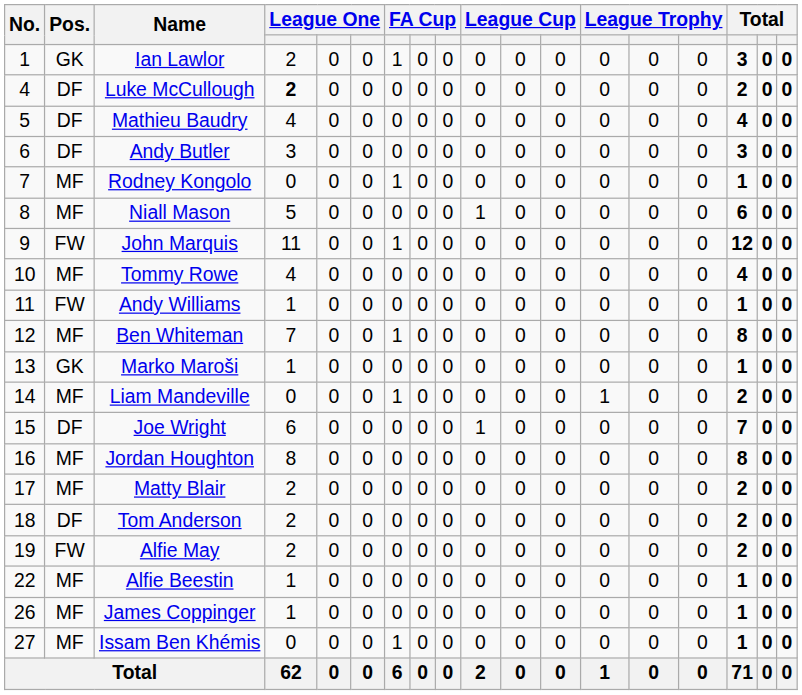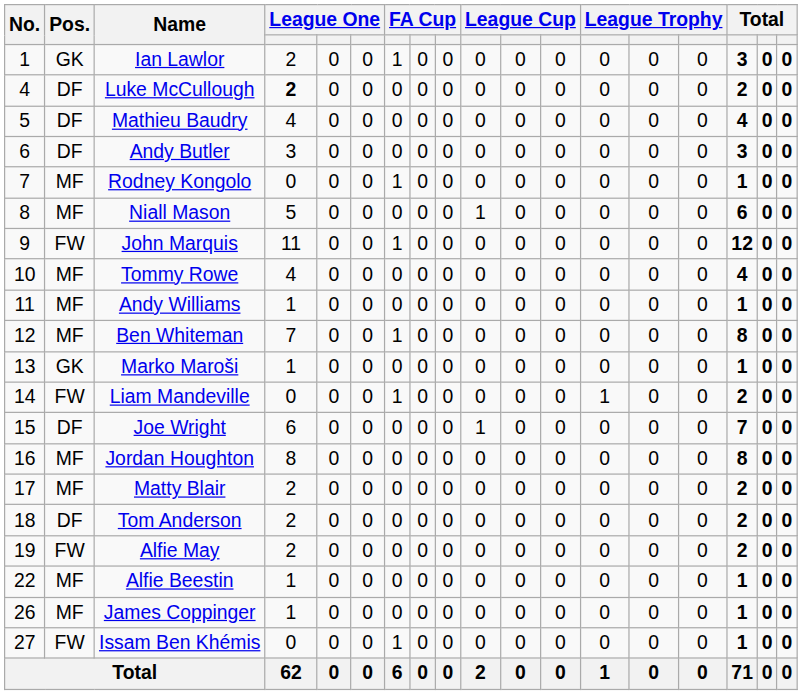(70, 305) FW -> (70, 305) MF
(70, 397) MF -> (70, 397) FW
(70, 642) MF -> (70, 642) FW
